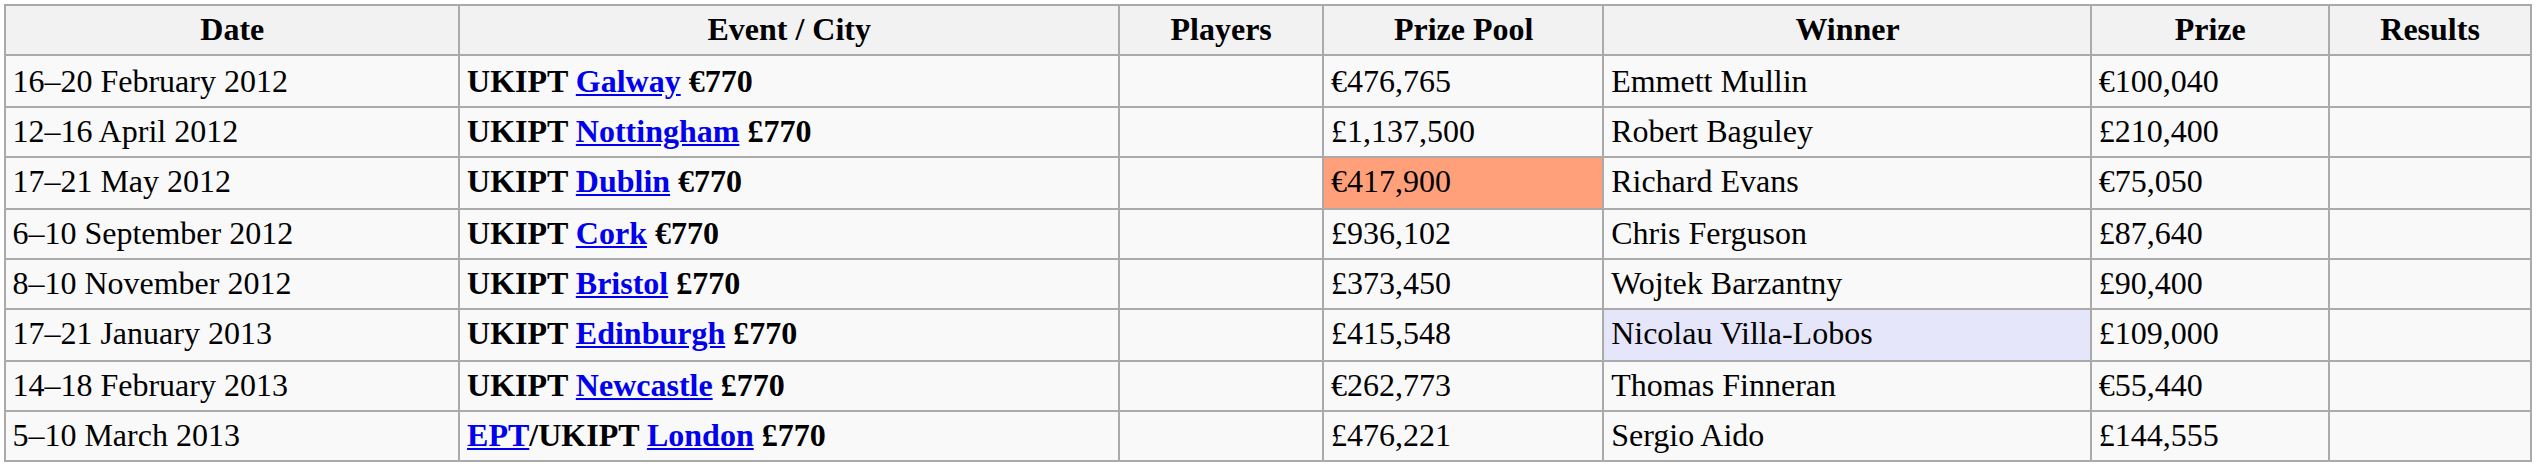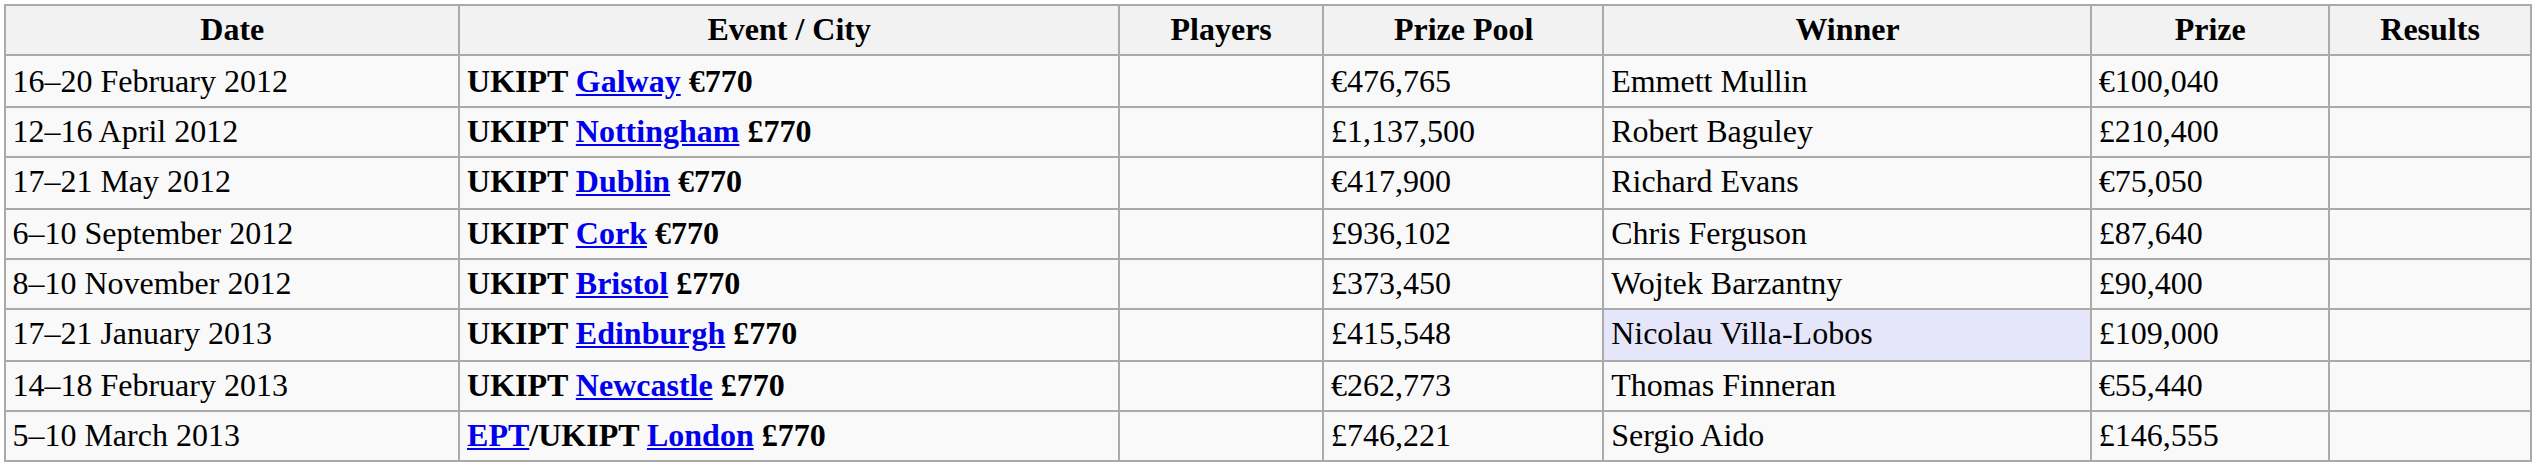(1391, 182) lightsalmon background -> (1391, 182) no background
(1391, 435) £476,221 -> (1391, 435) £746,221
(2159, 435) £144,555 -> (2159, 435) £146,555
